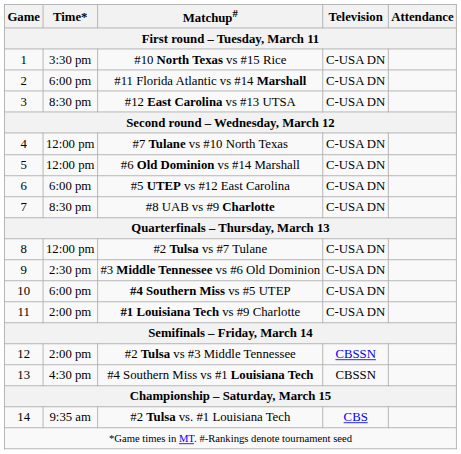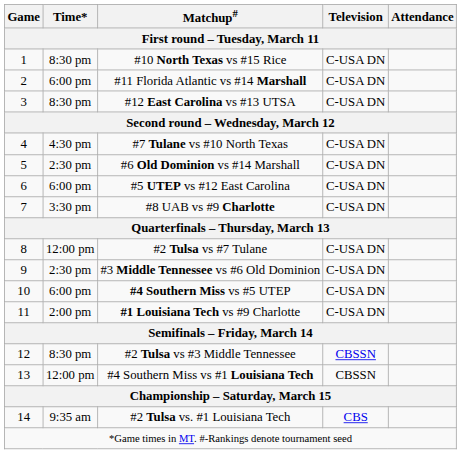(70, 59) 3:30 pm -> (70, 59) 8:30 pm
(70, 144) 12:00 pm -> (70, 144) 4:30 pm
(70, 165) 12:00 pm -> (70, 165) 2:30 pm
(70, 207) 8:30 pm -> (70, 207) 3:30 pm
(70, 354) 2:00 pm -> (70, 354) 8:30 pm
(70, 375) 4:30 pm -> (70, 375) 12:00 pm
